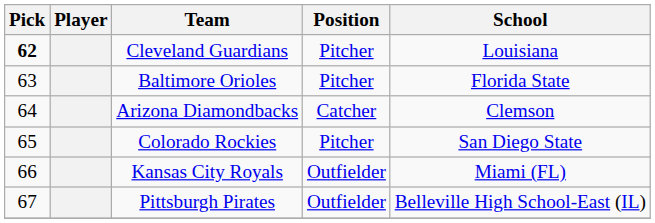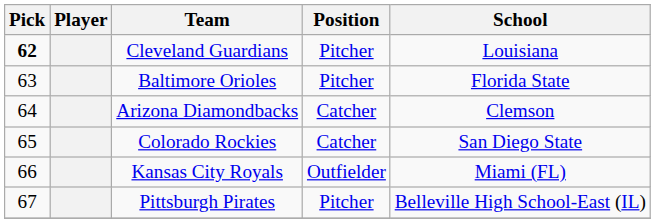(346, 141) Pitcher -> (346, 141) Catcher
(346, 202) Outfielder -> (346, 202) Pitcher
